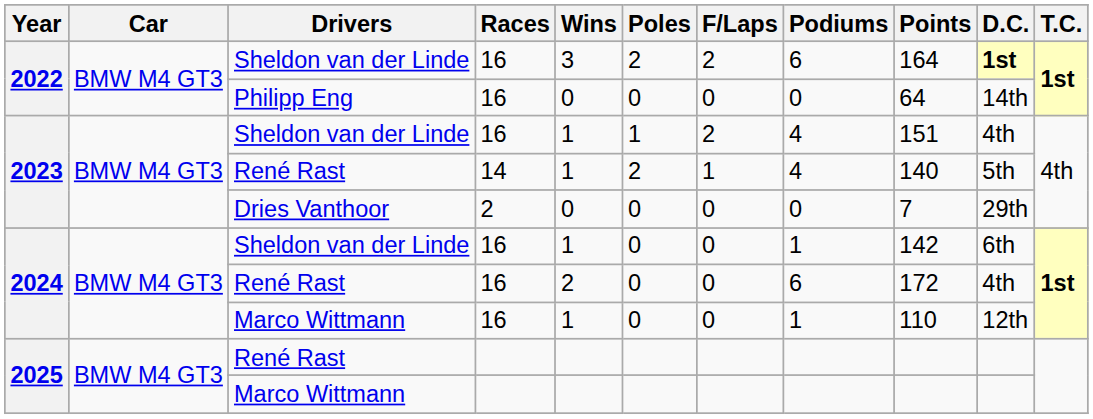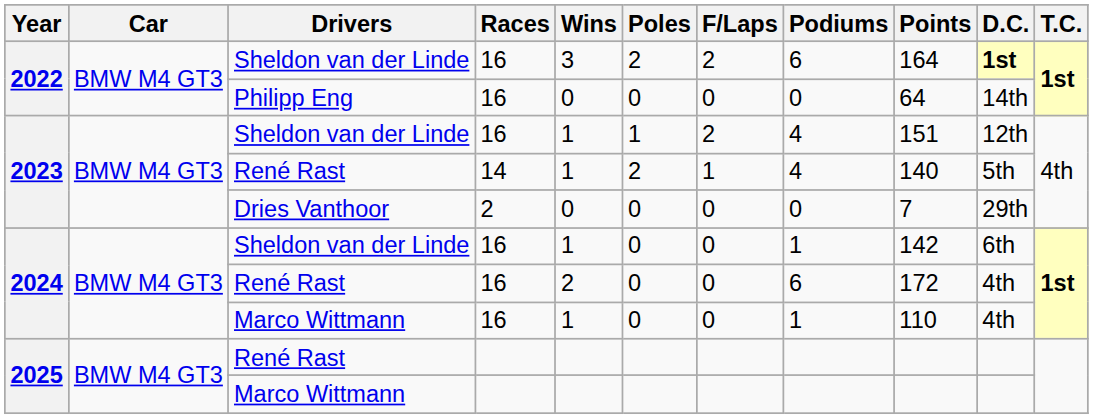(999, 134) 4th -> (1005, 134) 12th
(1005, 320) 12th -> (999, 320) 4th
